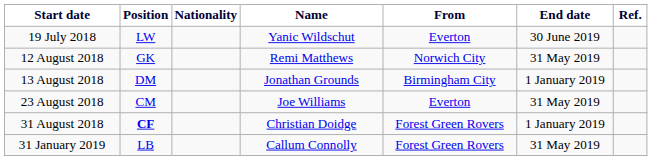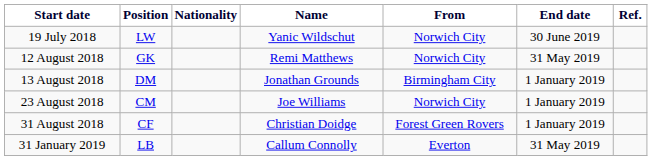(450, 37) Everton -> (450, 37) Norwich City
(450, 102) Everton -> (450, 102) Norwich City
(565, 102) 31 May 2019 -> (565, 102) 1 January 2019
(146, 123) bold -> (146, 123) normal
(450, 145) Forest Green Rovers -> (450, 145) Everton
